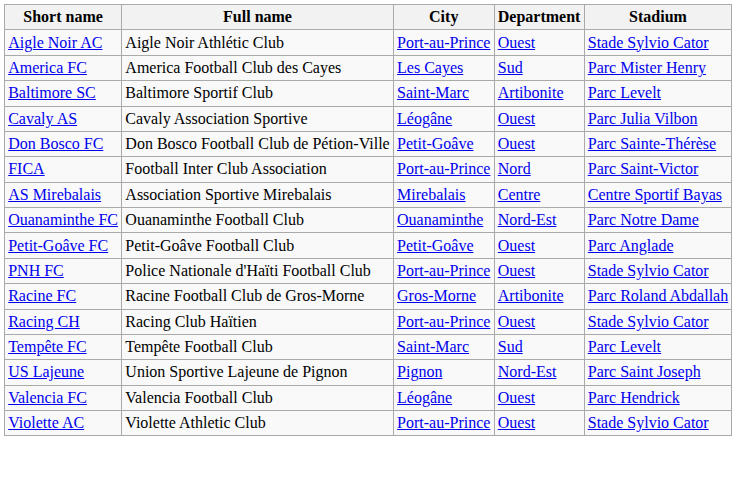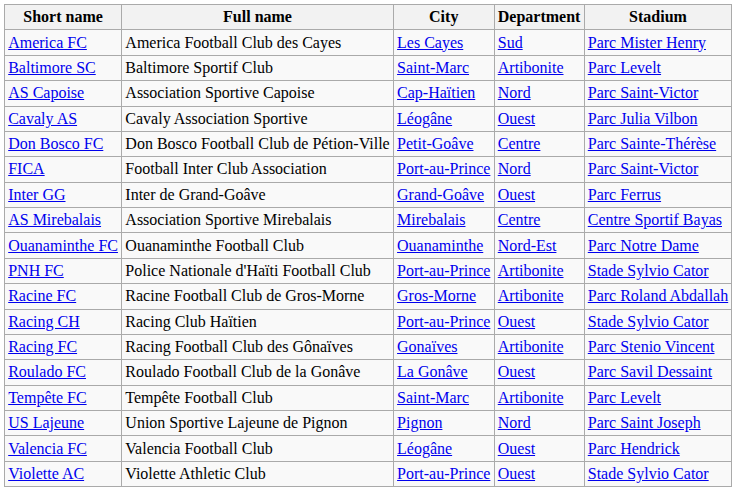- row: (55, 42)
+ row: (46, 93)
(516, 144) Ouest -> (519, 144) Centre
+ row: (37, 194)
- row: (58, 245)
(516, 270) Ouest -> (531, 270) Artibonite
+ row: (43, 347)
+ row: (47, 372)
(510, 347) Sud -> (531, 397) Artibonite
(527, 372) Nord-Est -> (514, 423) Nord
